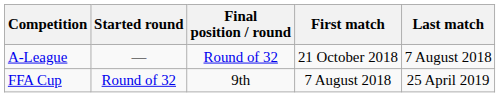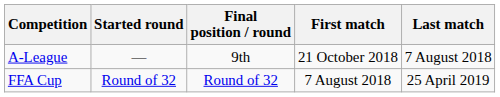(241, 56) Round of 32 -> (241, 56) 9th
(241, 80) 9th -> (241, 80) Round of 32
